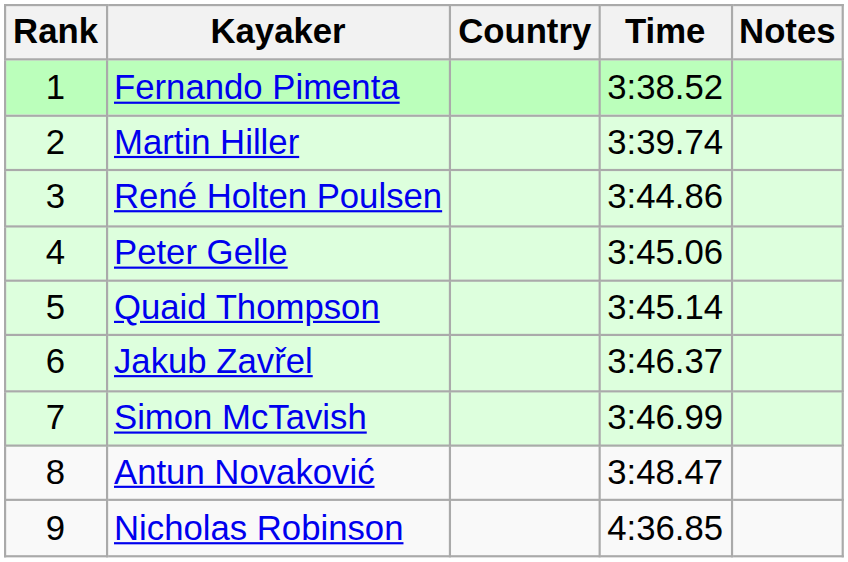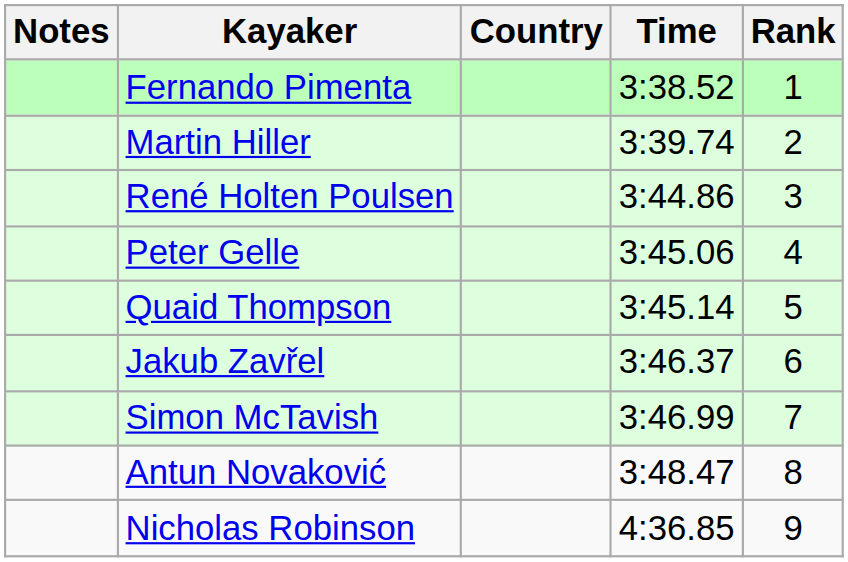columns swapped: (56, 32) <-> (787, 32)
